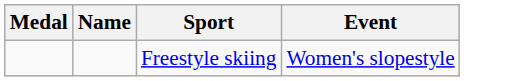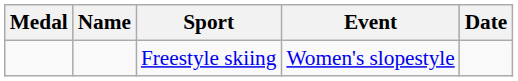+ column: (486, 22)
